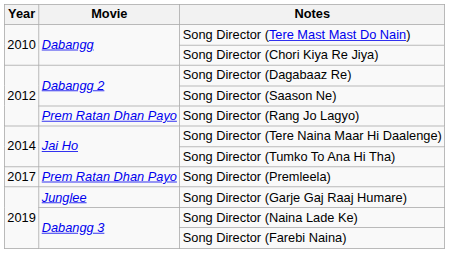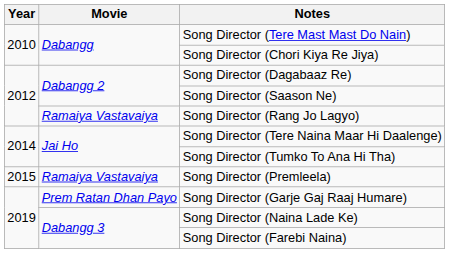(109, 116) Prem Ratan Dhan Payo -> (100, 116) Ramaiya Vastavaiya
(22, 177) 2017 -> (22, 177) 2015
(109, 177) Prem Ratan Dhan Payo -> (100, 177) Ramaiya Vastavaiya
(64, 197) Junglee -> (109, 197) Prem Ratan Dhan Payo
